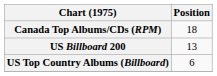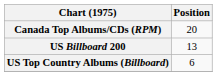(192, 29) 18 -> (192, 29) 20
